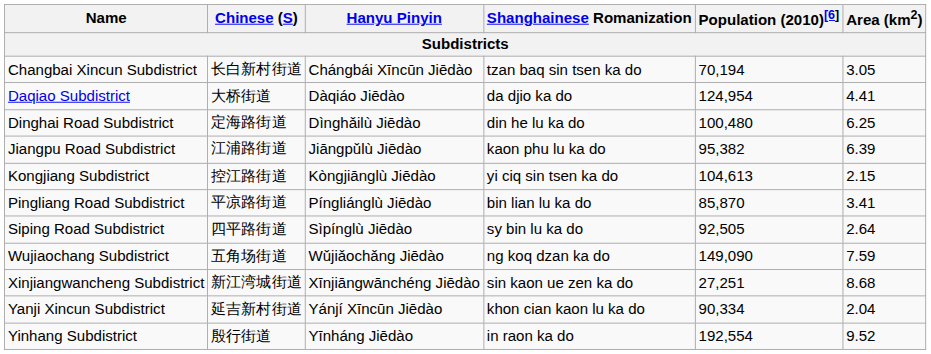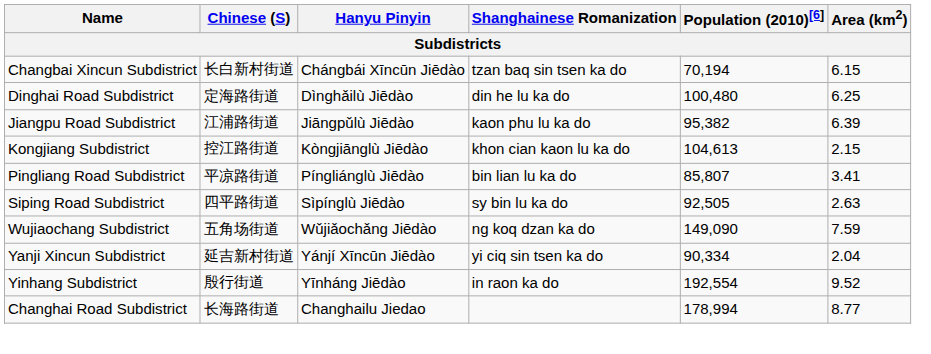(861, 69) 3.05 -> (846, 69) 6.15
- row: (69, 96)
(552, 176) yi ciq sin tsen ka do -> (551, 149) khon cian kaon lu ka do
(722, 202) 85,870 -> (707, 176) 85,807
(861, 229) 2.64 -> (846, 202) 2.63
- row: (106, 282)
(566, 309) khon cian kaon lu ka do -> (537, 256) yi ciq sin tsen ka do
+ row: (97, 309)
